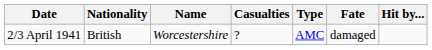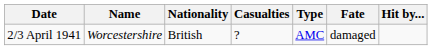columns swapped: (191, 14) <-> (117, 14)
